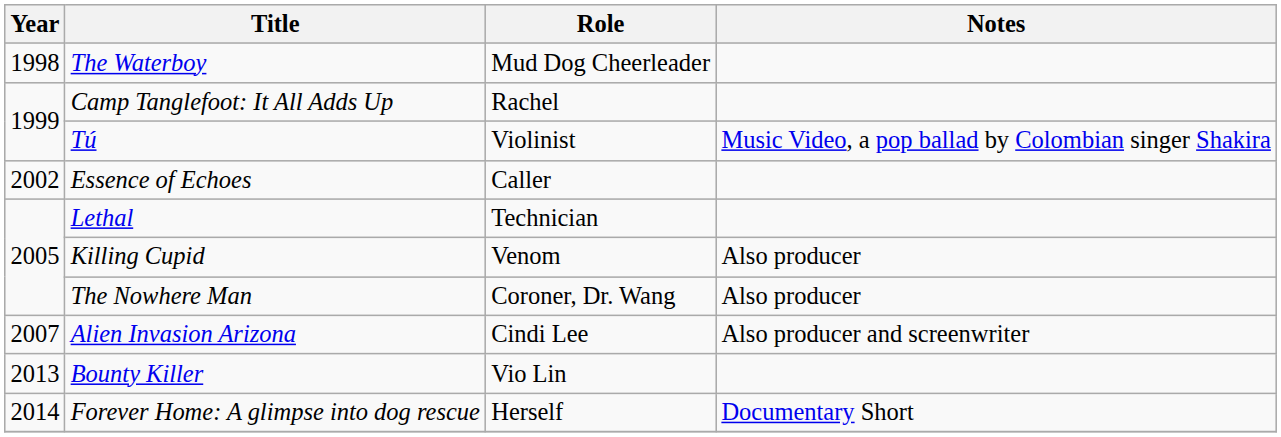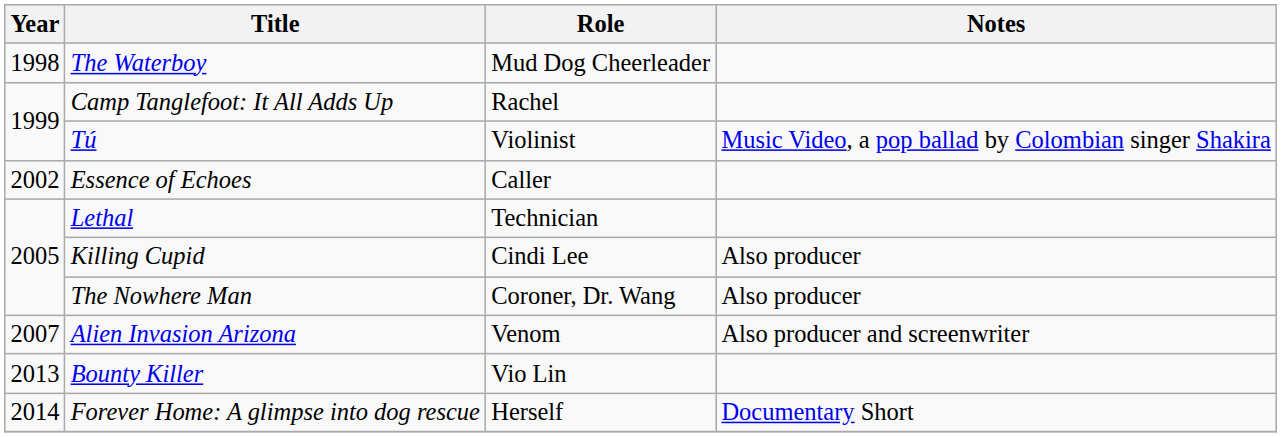(526, 256) Venom -> (540, 256) Cindi Lee
(540, 334) Cindi Lee -> (526, 334) Venom
